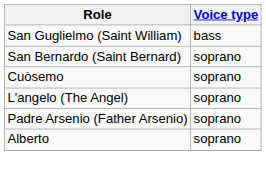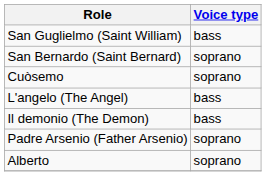(217, 98) soprano -> (207, 98) bass
+ row: (78, 118)
